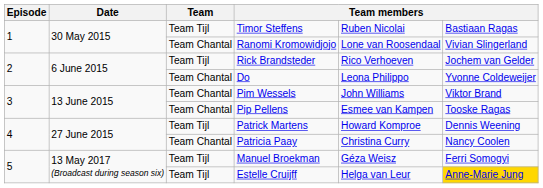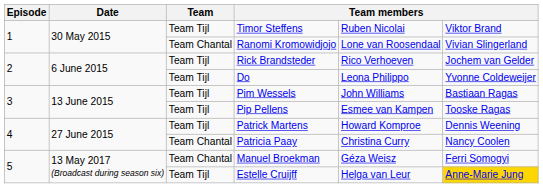(482, 28) Bastiaan Ragas -> (473, 28) Viktor Brand
(200, 77) Team Chantal -> (189, 77) Team Tijl
(200, 93) Team Chantal -> (189, 93) Team Tijl
(473, 93) Viktor Brand -> (482, 93) Bastiaan Ragas
(200, 110) Team Chantal -> (189, 110) Team Tijl
(189, 158) Team Tijl -> (200, 158) Team Chantal
